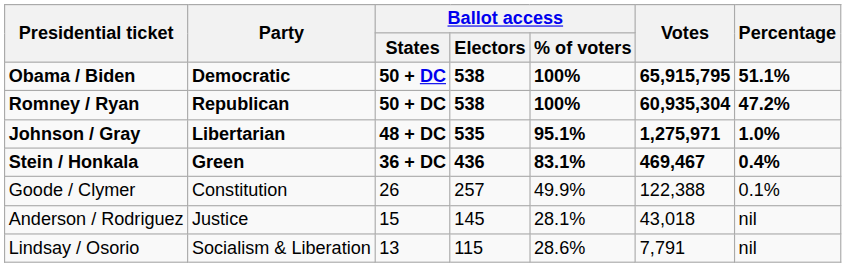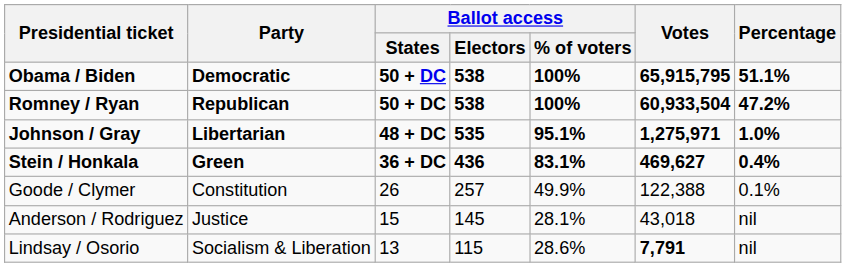(685, 104) 60,935,304 -> (685, 104) 60,933,504
(672, 162) 469,467 -> (672, 162) 469,627
(662, 248) normal -> (662, 248) bold
